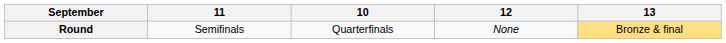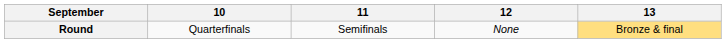columns swapped: (363, 13) <-> (219, 13)
